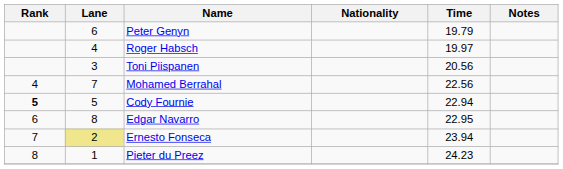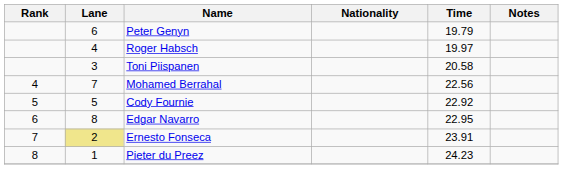(459, 66) 20.56 -> (459, 66) 20.58
(35, 102) bold -> (35, 102) normal
(459, 102) 22.94 -> (459, 102) 22.92
(459, 137) 23.94 -> (459, 137) 23.91
